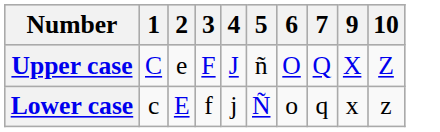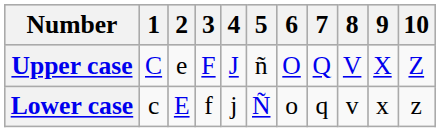+ column: (352, 24)
